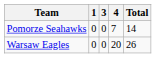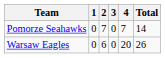+ column: (104, 12)
